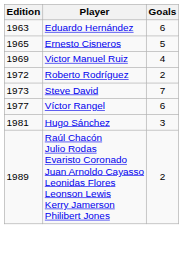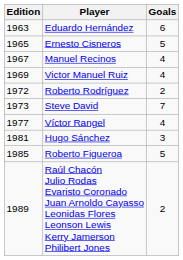+ row: (80, 59)
(162, 106) 6 -> (162, 122) 4
+ row: (83, 153)
